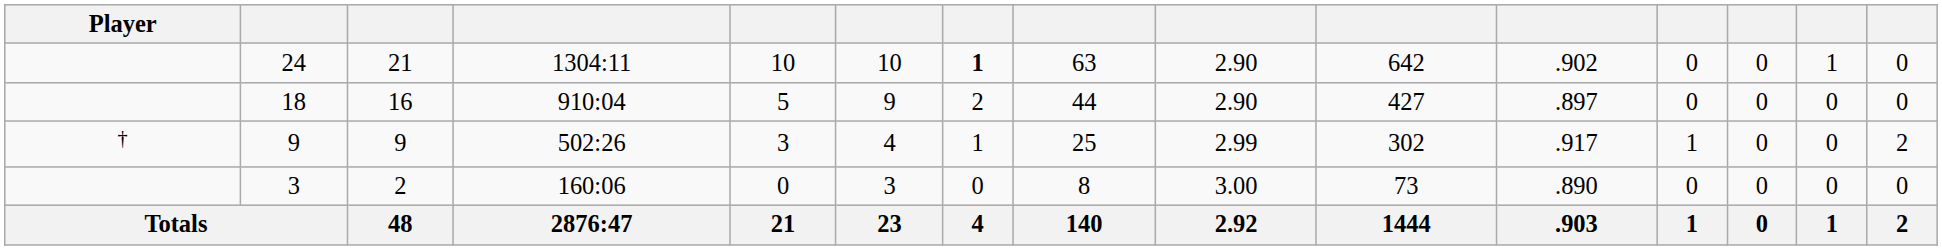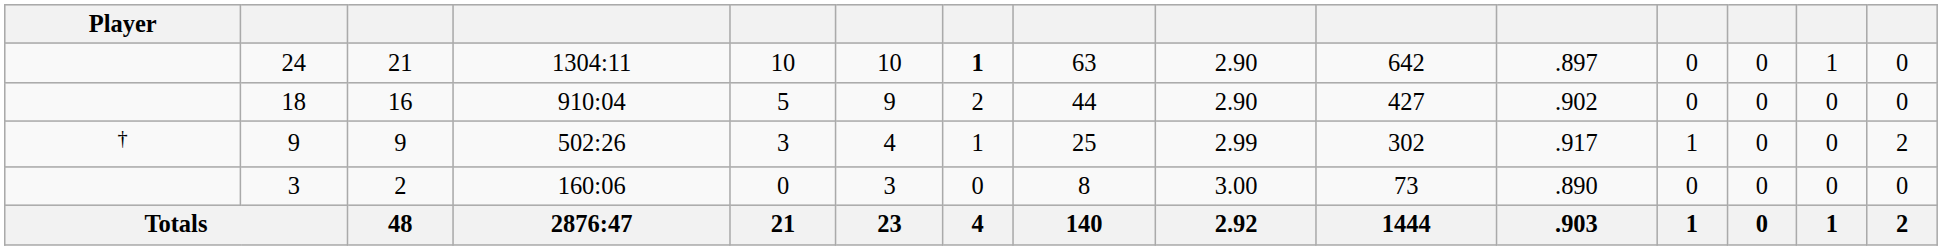(1576, 62) .902 -> (1576, 62) .897
(1576, 101) .897 -> (1576, 101) .902
